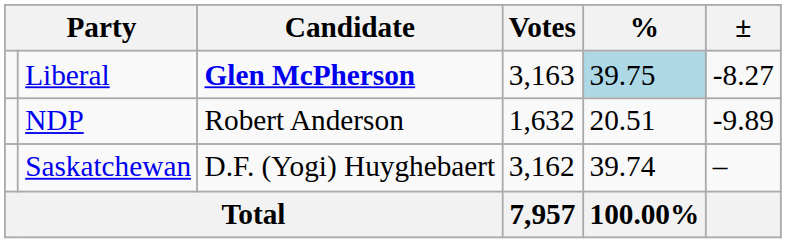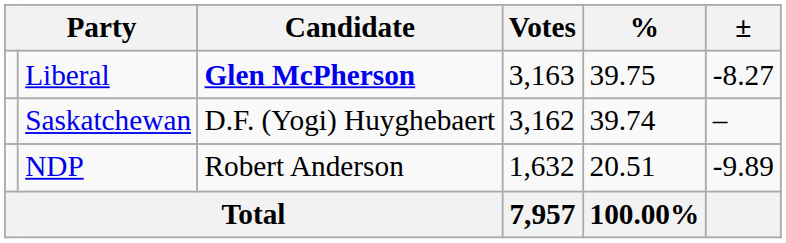(622, 74) lightblue background -> (622, 74) no background
rows swapped: (108, 167) <-> (54, 120)
